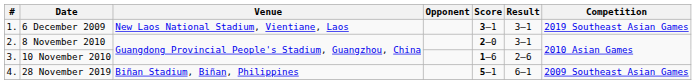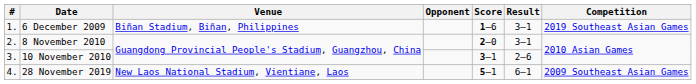(232, 27) New Laos National Stadium, Vientiane, Laos -> (207, 27) Biñan Stadium, Biñan, Philippines
(488, 27) 3–1 -> (488, 27) 1–6
(488, 57) 1–6 -> (488, 57) 3–1
(207, 72) Biñan Stadium, Biñan, Philippines -> (232, 72) New Laos National Stadium, Vientiane, Laos
